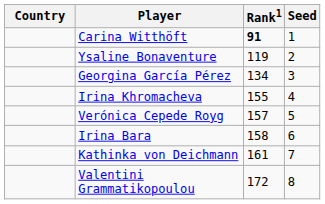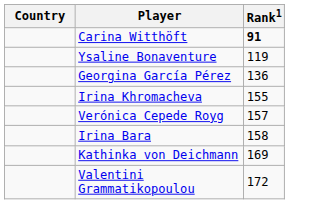- column: (302, 16)
(258, 77) 134 -> (258, 77) 136
(258, 155) 161 -> (258, 155) 169
